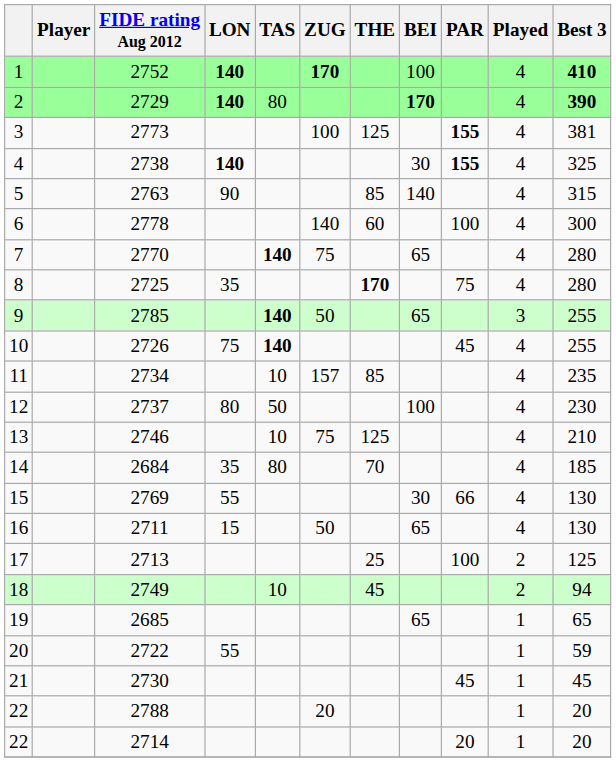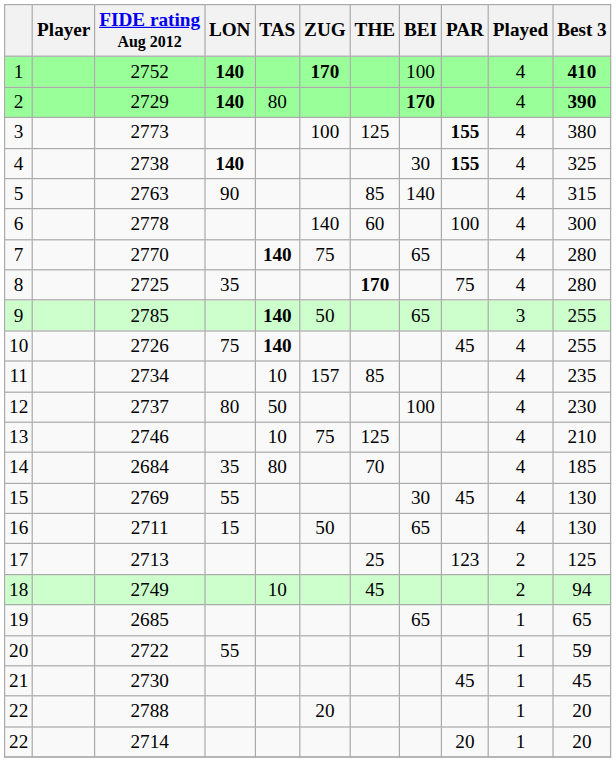(582, 132) 381 -> (582, 132) 380
(465, 498) 66 -> (465, 498) 45
(465, 558) 100 -> (465, 558) 123
